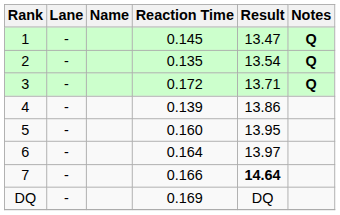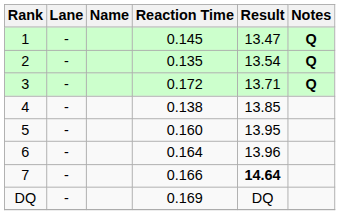(185, 107) 0.139 -> (185, 107) 0.138
(263, 107) 13.86 -> (263, 107) 13.85
(263, 152) 13.97 -> (263, 152) 13.96
